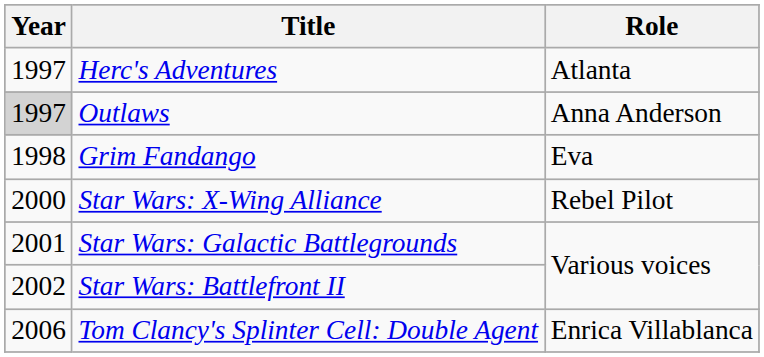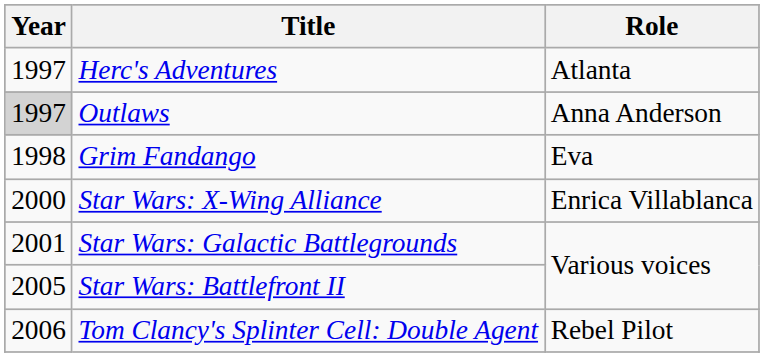(612, 199) Rebel Pilot -> (652, 199) Enrica Villablanca
(39, 286) 2002 -> (39, 286) 2005
(652, 329) Enrica Villablanca -> (612, 329) Rebel Pilot
